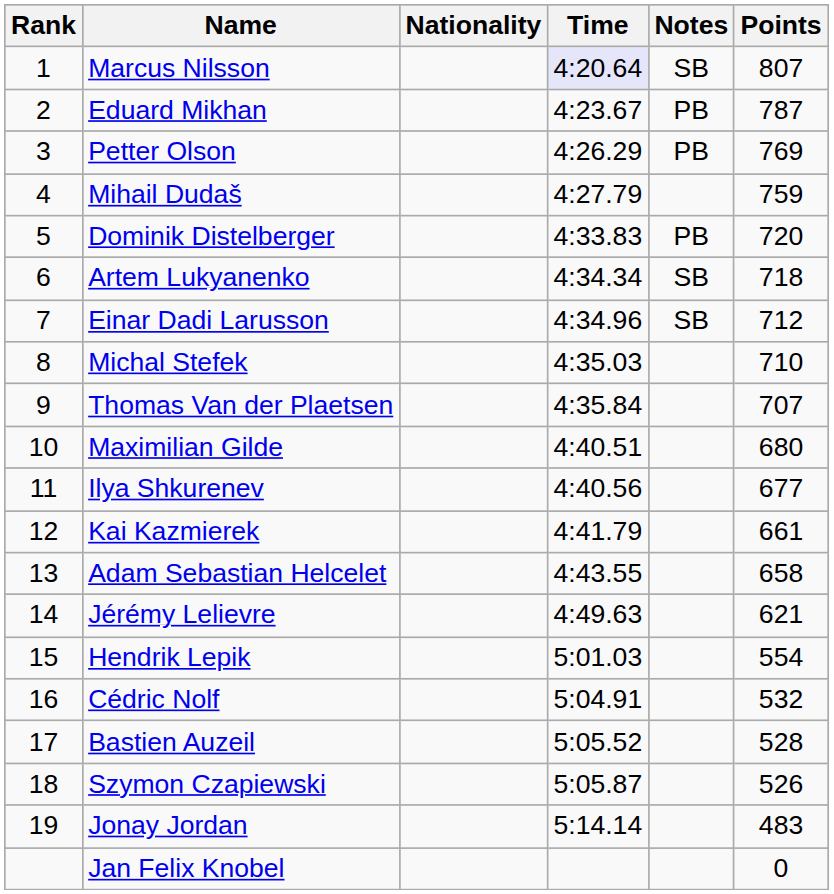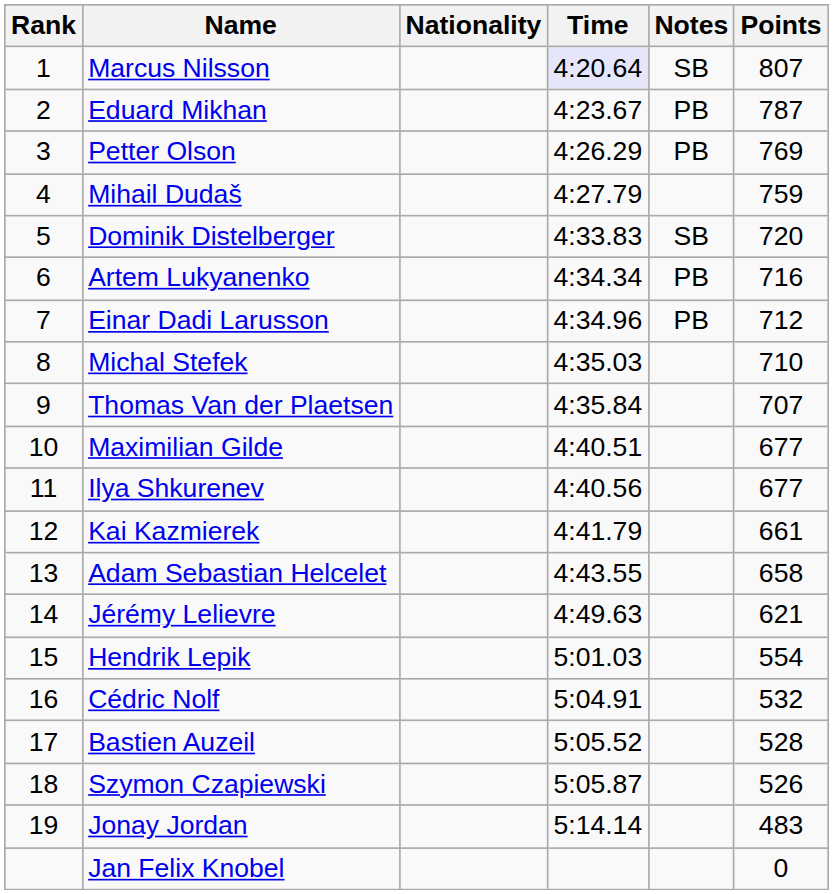(691, 236) PB -> (691, 236) SB
(691, 278) SB -> (691, 278) PB
(781, 278) 718 -> (781, 278) 716
(691, 320) SB -> (691, 320) PB
(781, 446) 680 -> (781, 446) 677
